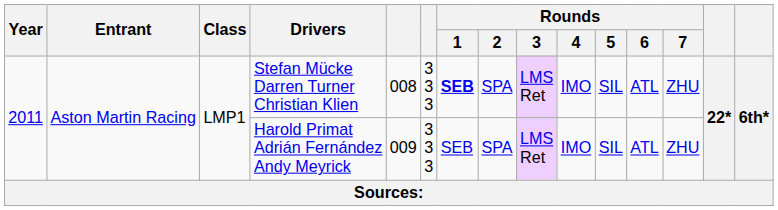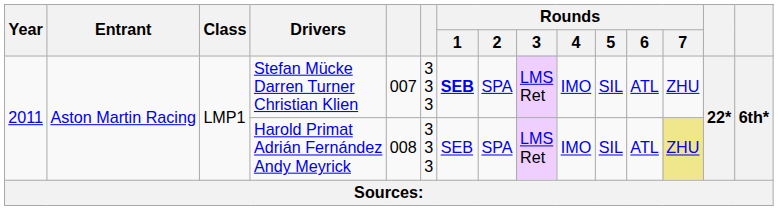(403, 86) 008 -> (403, 86) 007
(403, 148) 009 -> (403, 148) 008
(683, 148) no background -> (683, 148) khaki background
